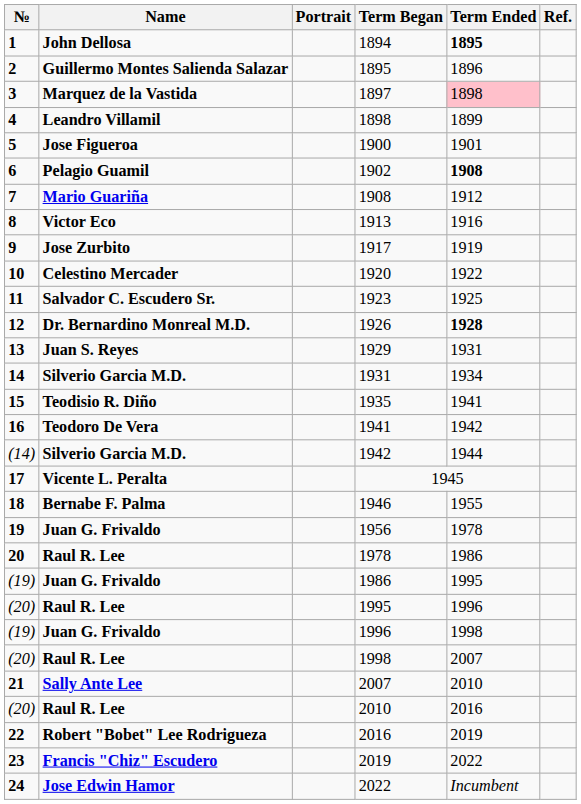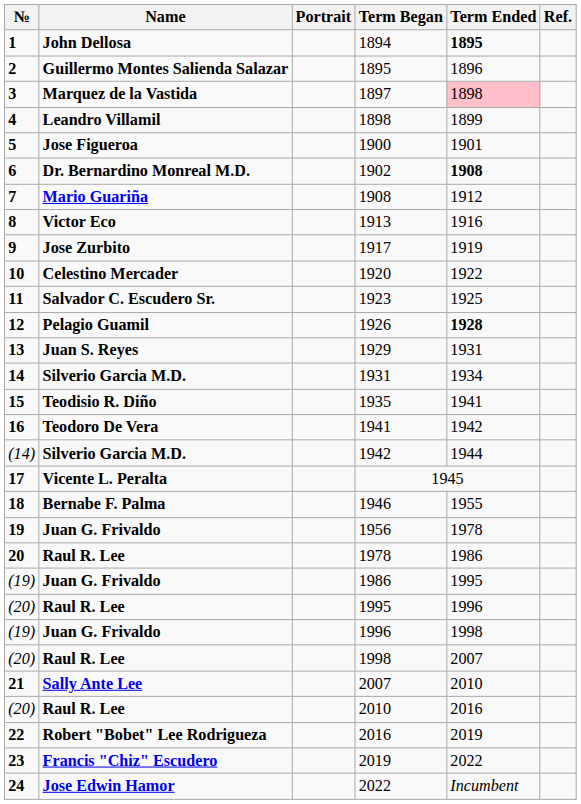(96, 171) Pelagio Guamil -> (146, 171) Dr. Bernardino Monreal M.D.
(146, 324) Dr. Bernardino Monreal M.D. -> (96, 324) Pelagio Guamil
